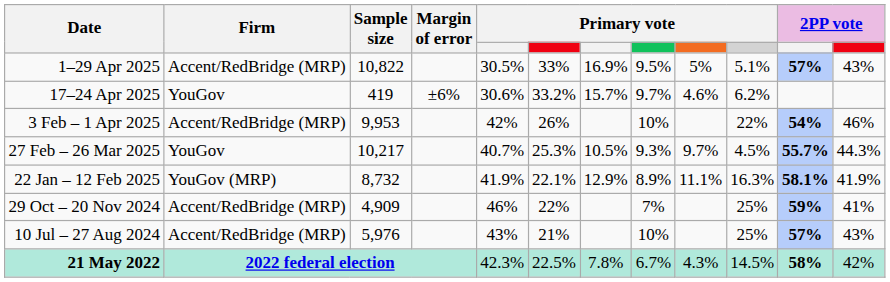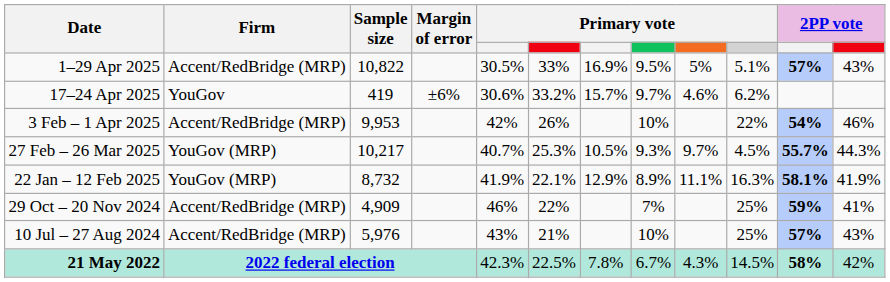(196, 151) YouGov -> (222, 151) YouGov (MRP)
